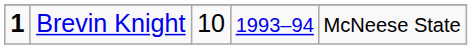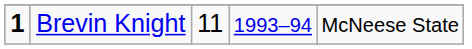(211, 24) 10 -> (210, 24) 11
